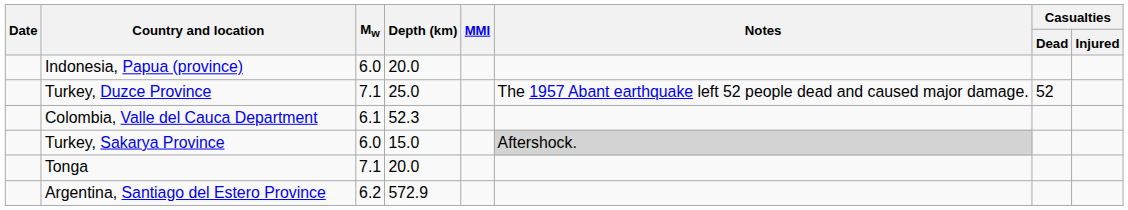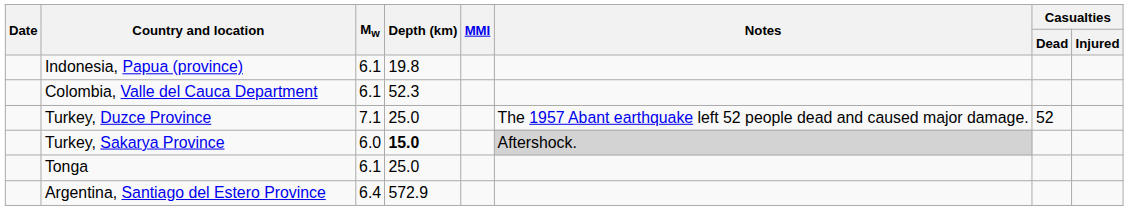(370, 67) 6.0 -> (370, 67) 6.1
(404, 67) 20.0 -> (404, 67) 19.8
rows swapped: (181, 117) <-> (128, 92)
(404, 142) normal -> (404, 142) bold
(370, 167) 7.1 -> (370, 167) 6.1
(404, 167) 20.0 -> (404, 167) 25.0
(370, 192) 6.2 -> (370, 192) 6.4
